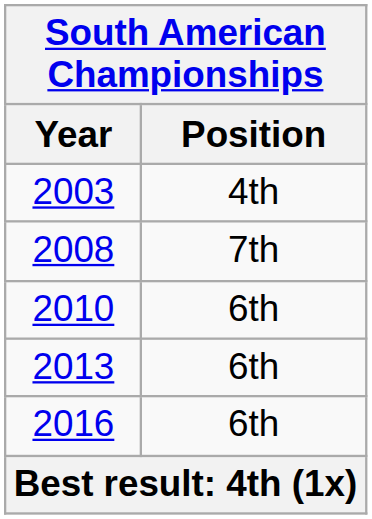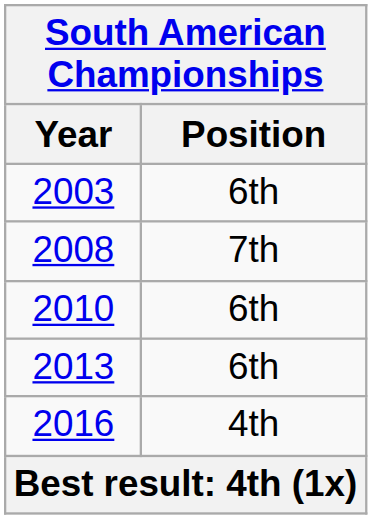(254, 191) 4th -> (254, 191) 6th
(254, 425) 6th -> (254, 425) 4th
